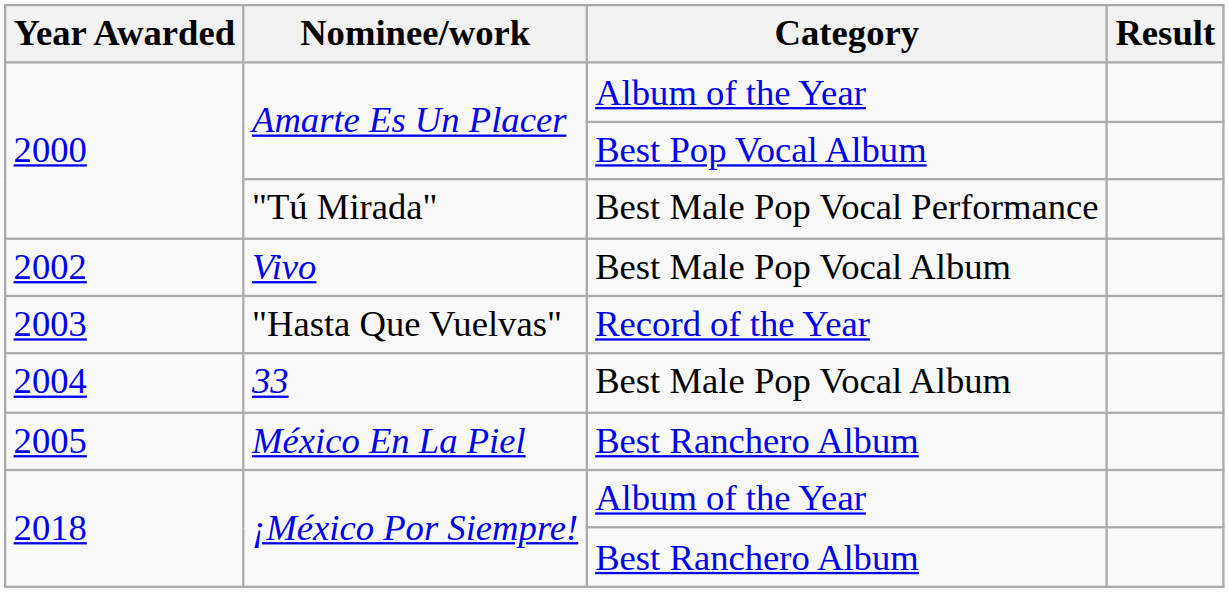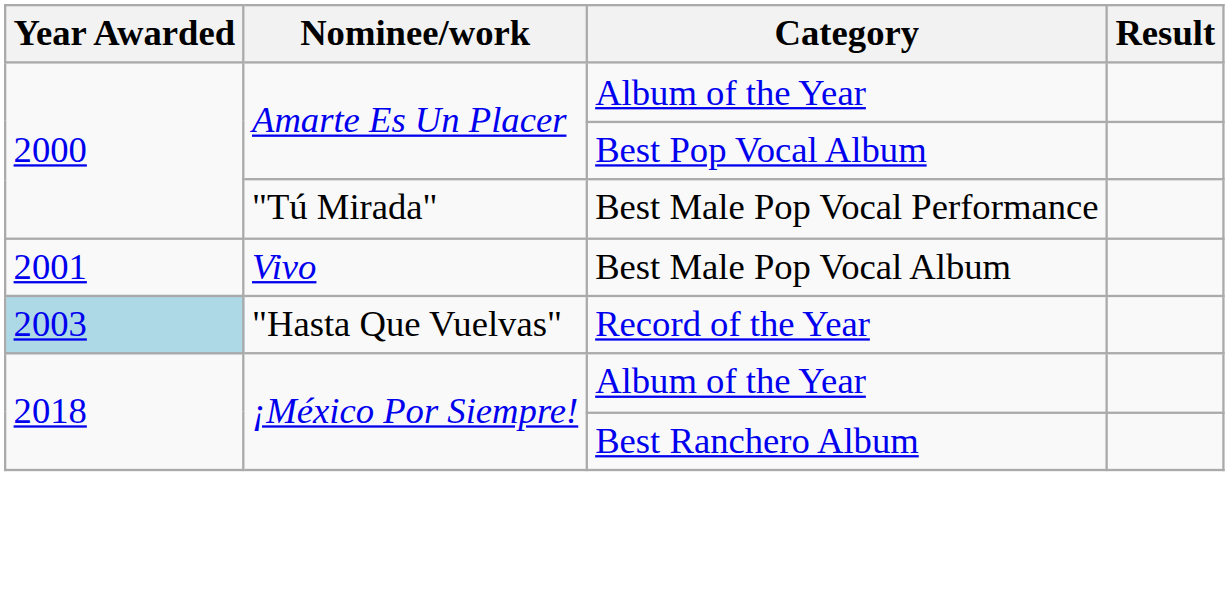(50, 265) 2002 -> (50, 265) 2001
(50, 324) no background -> (50, 324) lightblue background
- row: (270, 382)
- row: (389, 440)
